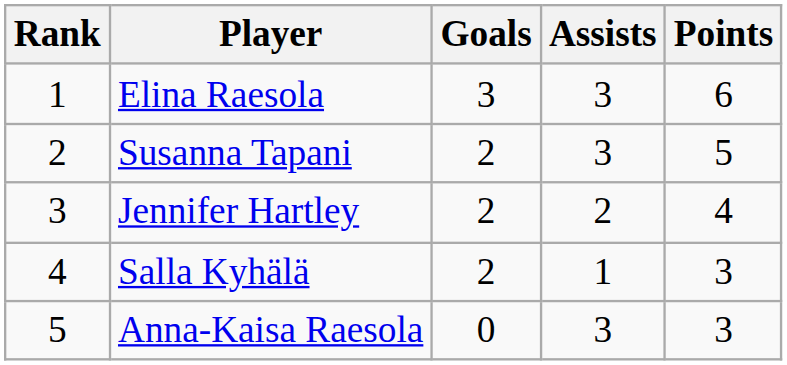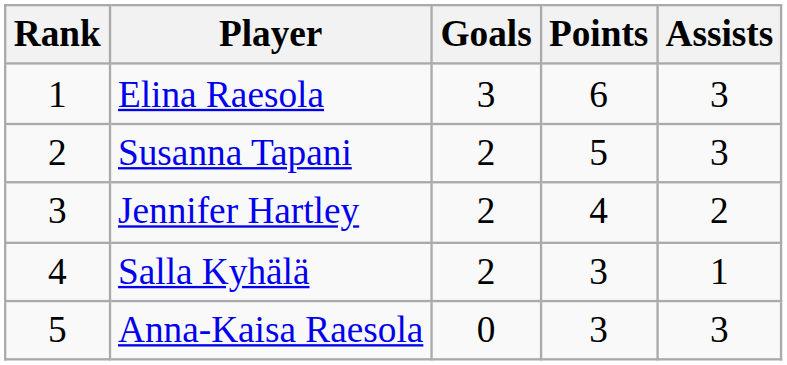columns swapped: (603, 34) <-> (724, 34)
